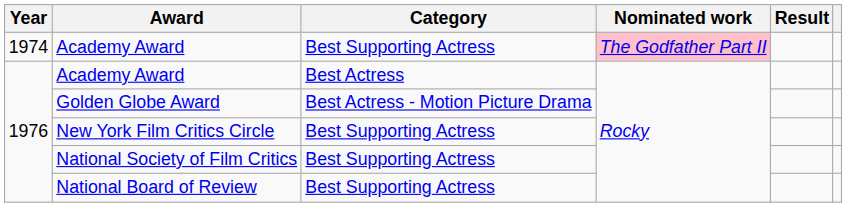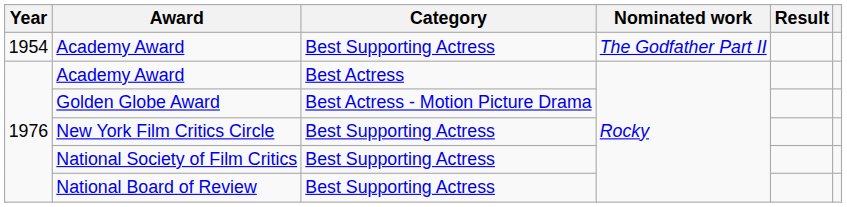(28, 46) 1974 -> (28, 46) 1954
(683, 46) pink background -> (683, 46) no background
